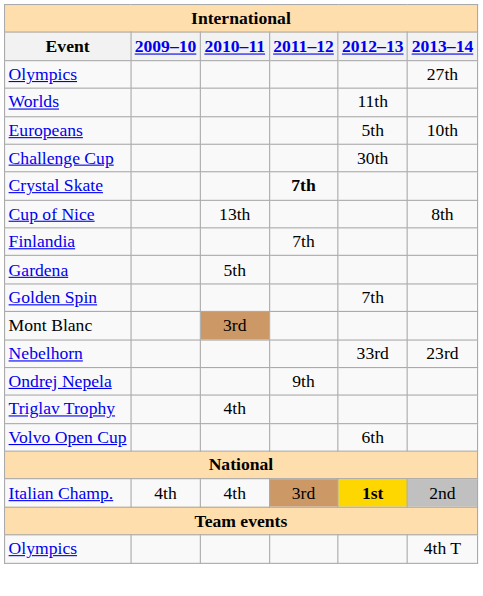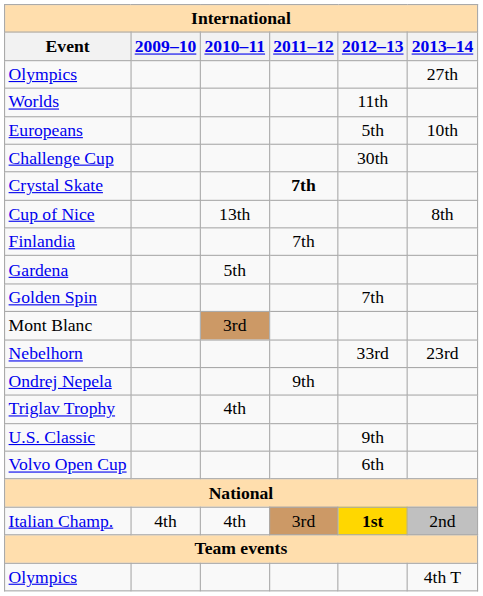+ row: (52, 437)
